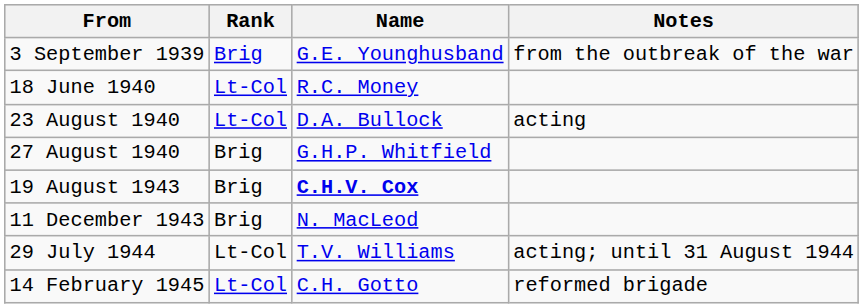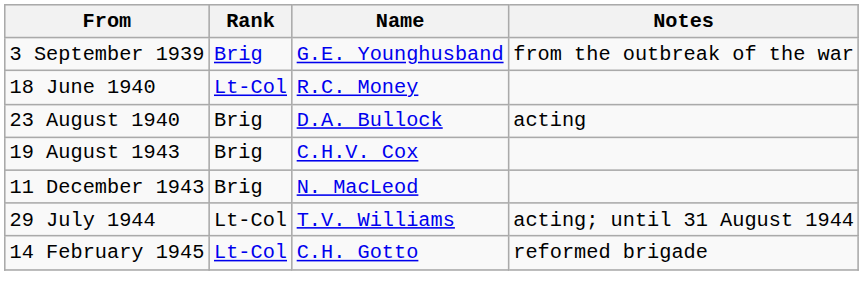(251, 120) Lt-Col -> (238, 120) Brig
- row: (95, 154)
(358, 187) bold -> (358, 154) normal
